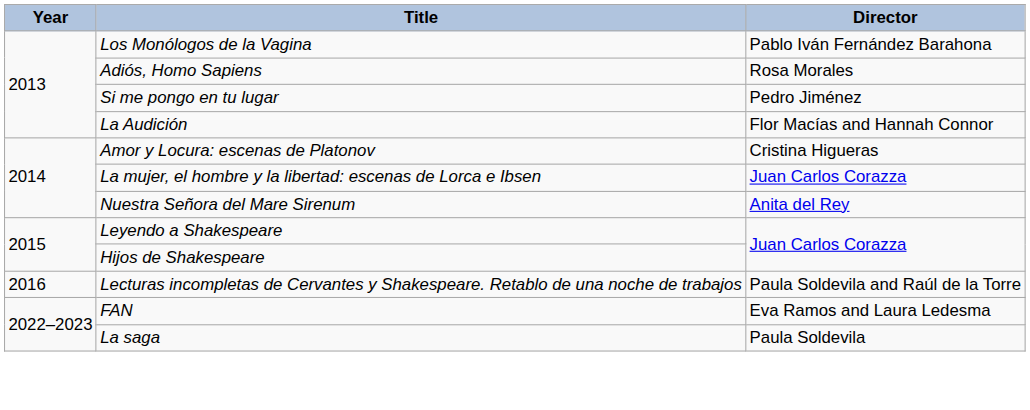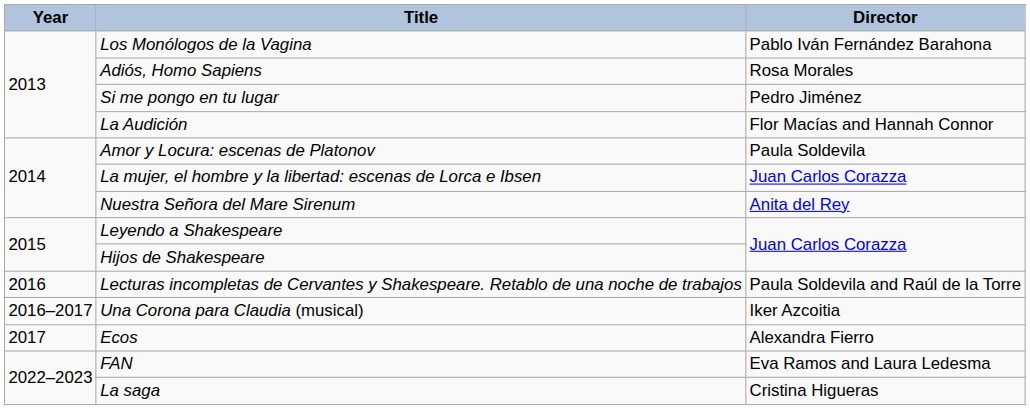(814, 151) Cristina Higueras -> (807, 151) Paula Soldevila
+ row: (232, 310)
+ row: (119, 337)
(807, 337) Paula Soldevila -> (814, 390) Cristina Higueras
